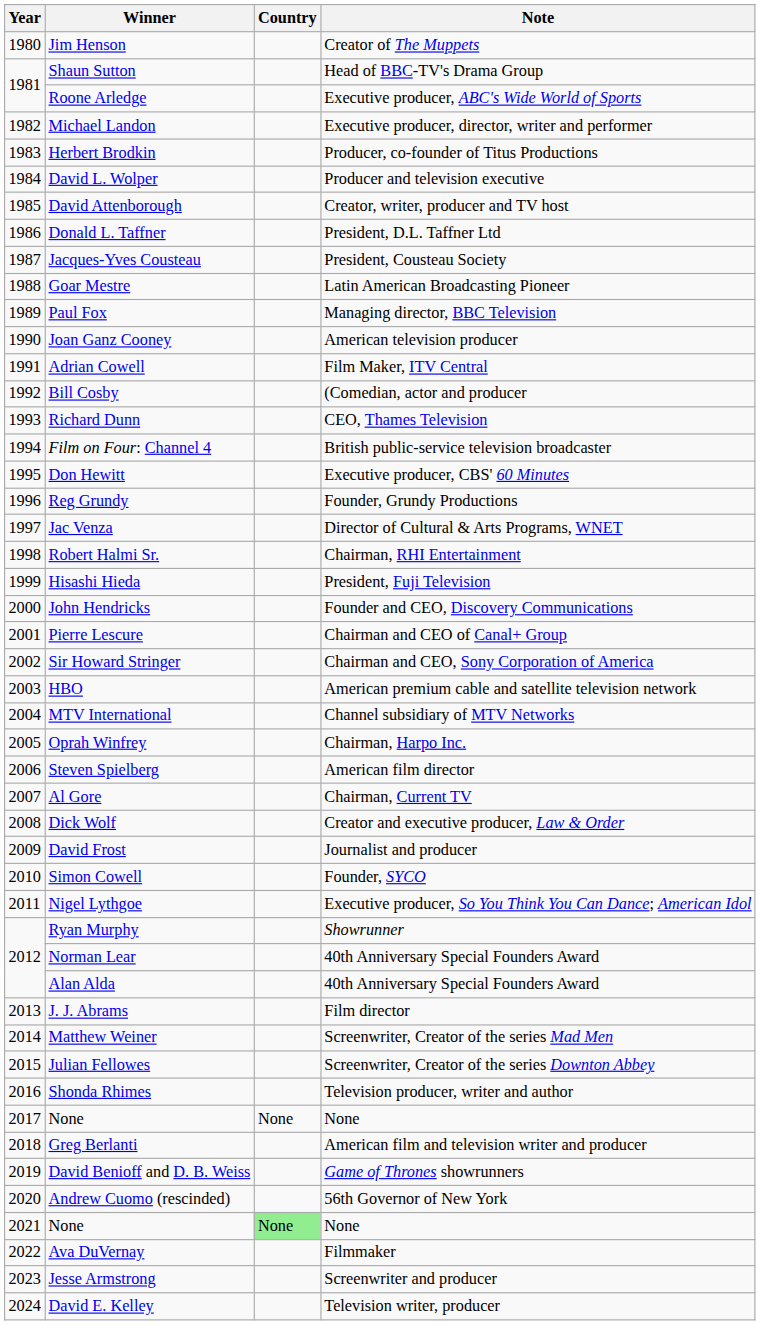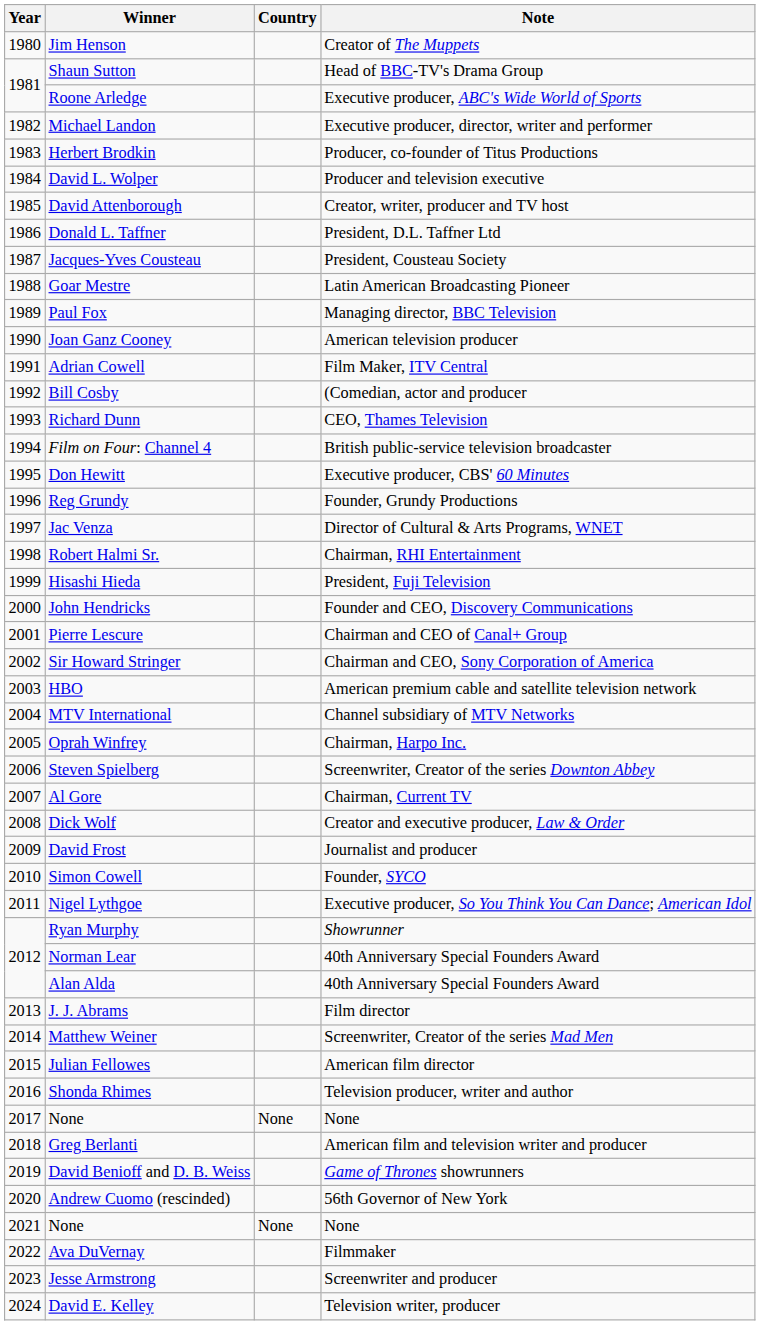(399, 769) American film director -> (489, 769) Screenwriter, Creator of the series Downton Abbey
(489, 1064) Screenwriter, Creator of the series Downton Abbey -> (399, 1064) American film director
(276, 1225) lightgreen background -> (276, 1225) no background
